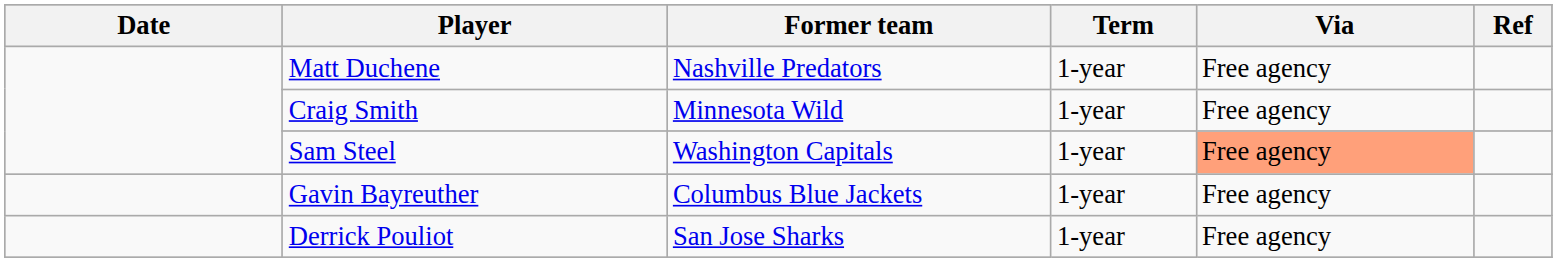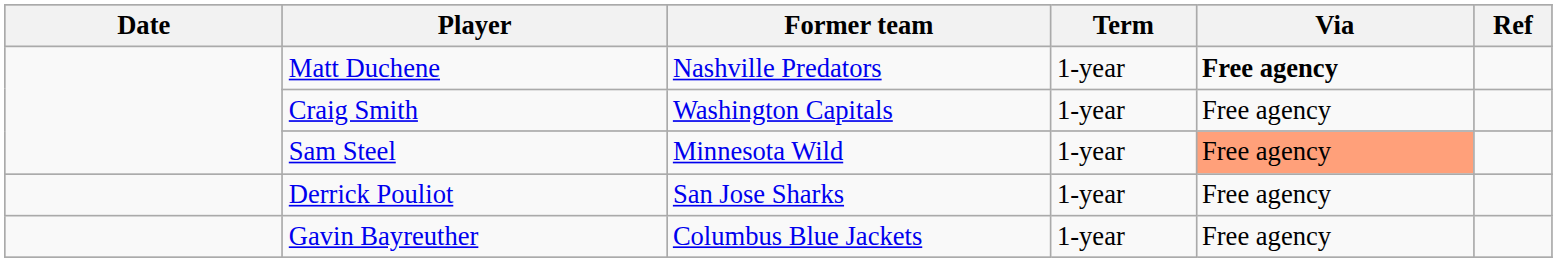(1267, 67) normal -> (1270, 67) bold
(758, 109) Minnesota Wild -> (783, 109) Washington Capitals
(783, 151) Washington Capitals -> (758, 151) Minnesota Wild
rows swapped: (384, 194) <-> (371, 236)
